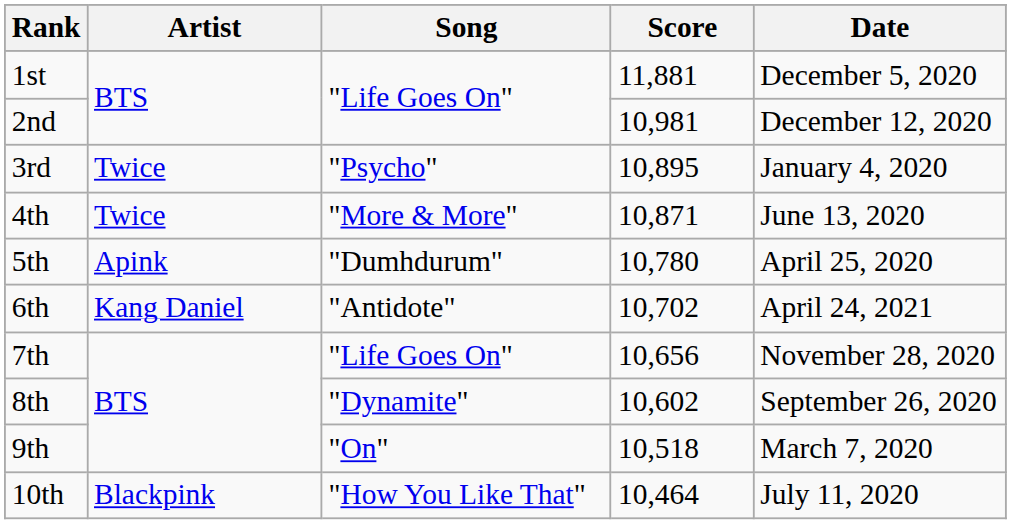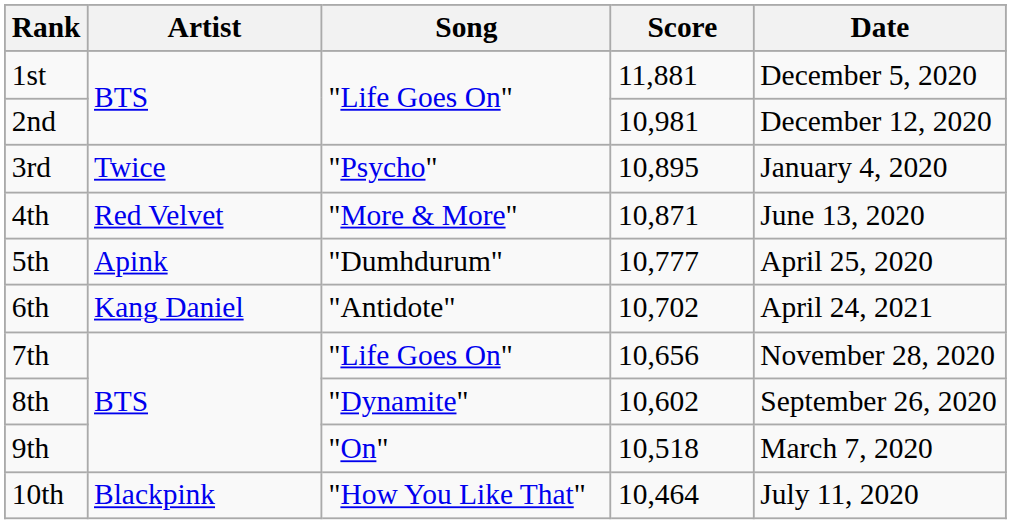(130, 214) Twice -> (159, 214) Red Velvet
(658, 261) 10,780 -> (658, 261) 10,777
